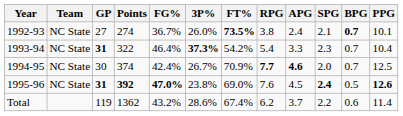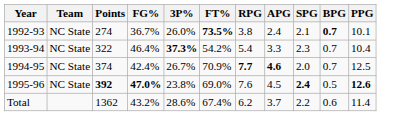- column: (104, 13)
